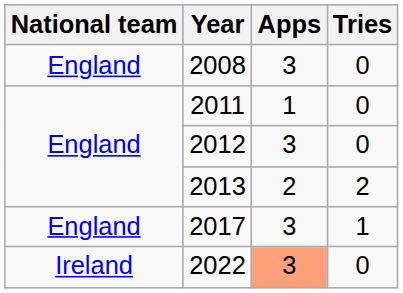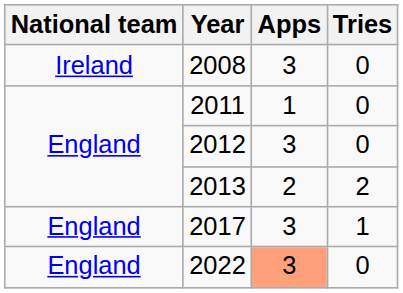(94, 65) England -> (94, 65) Ireland
(94, 266) Ireland -> (94, 266) England
